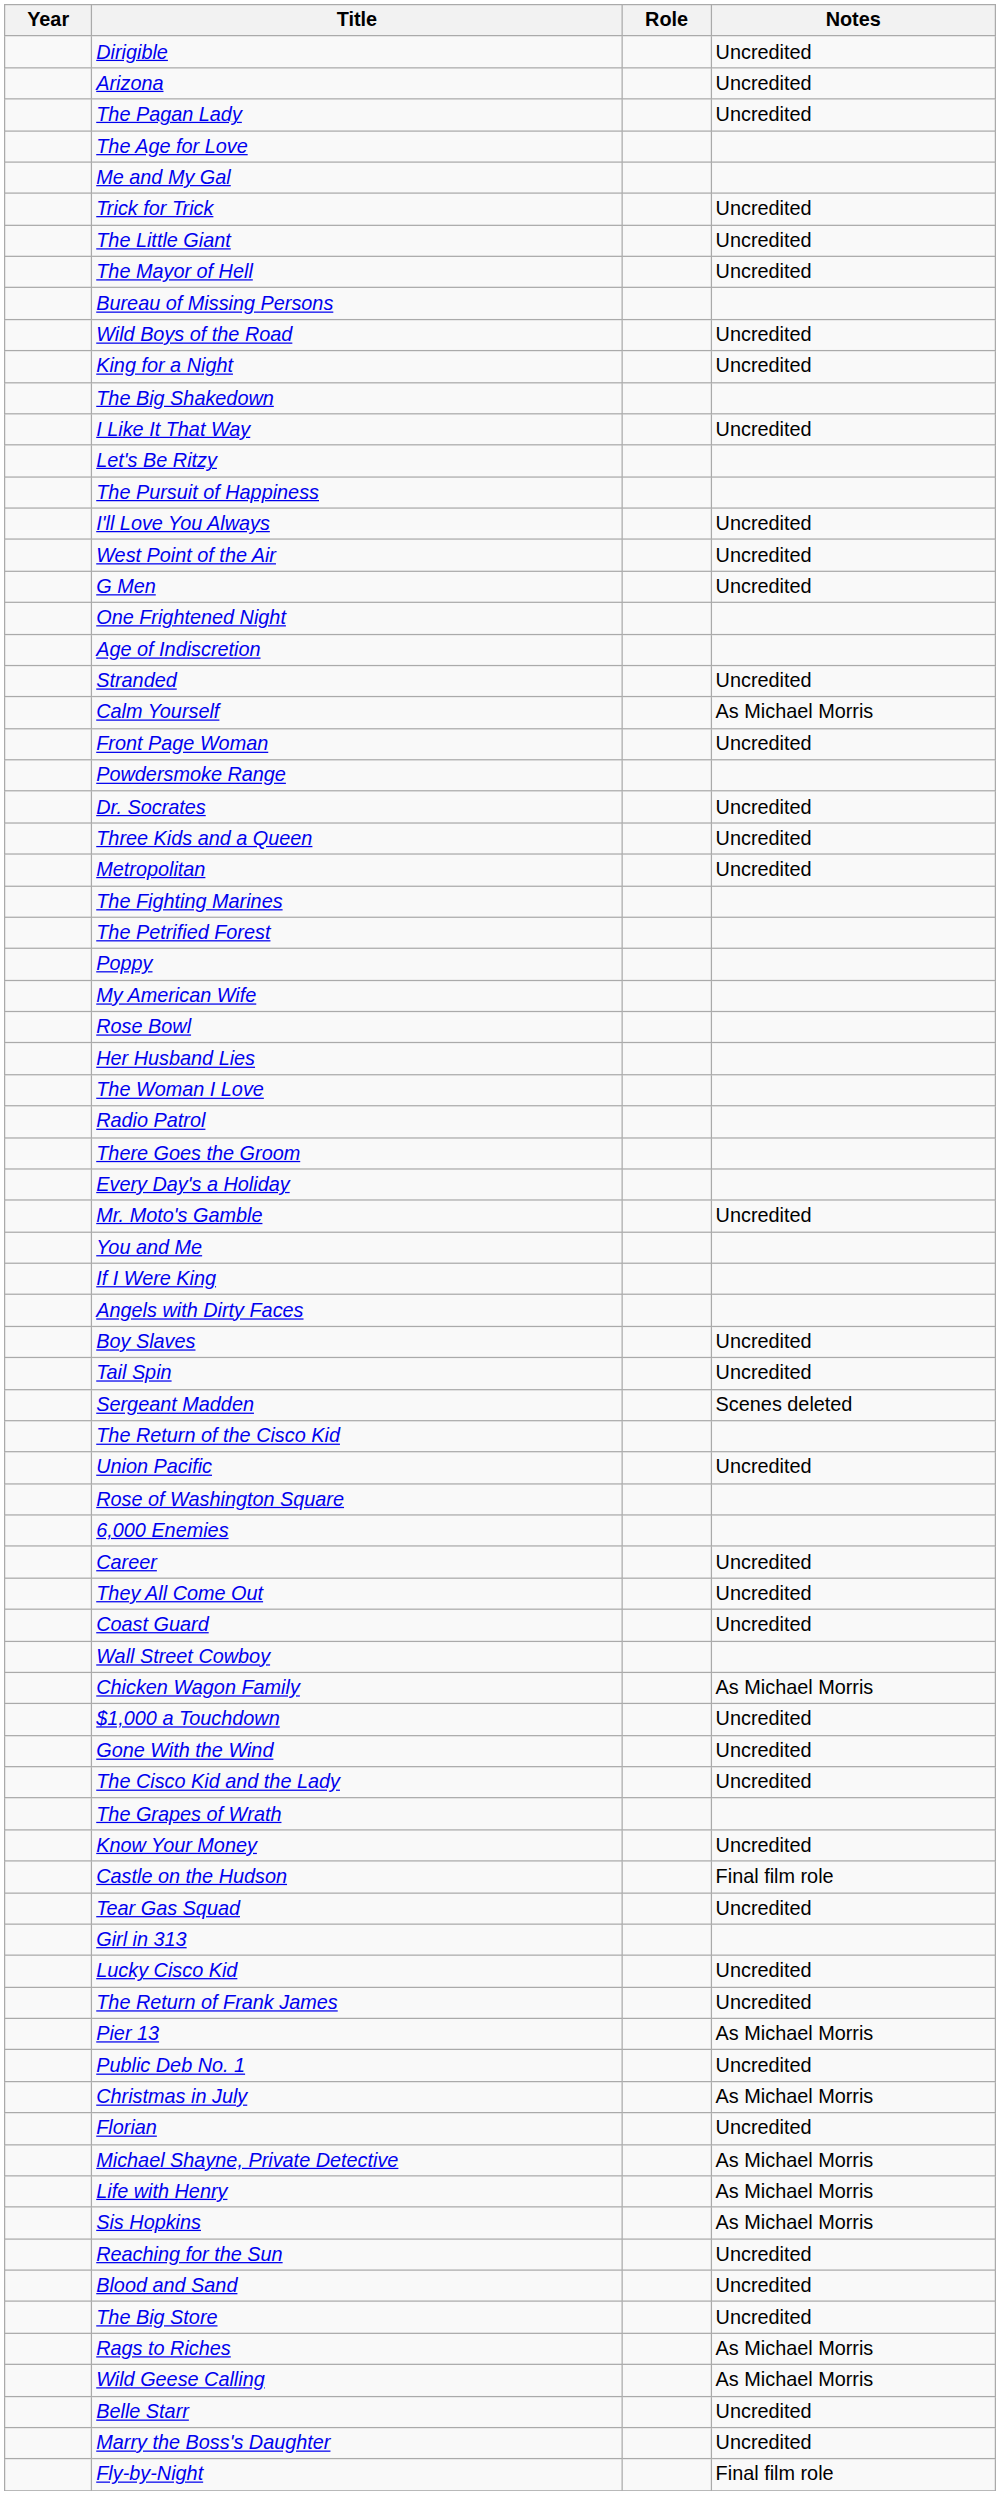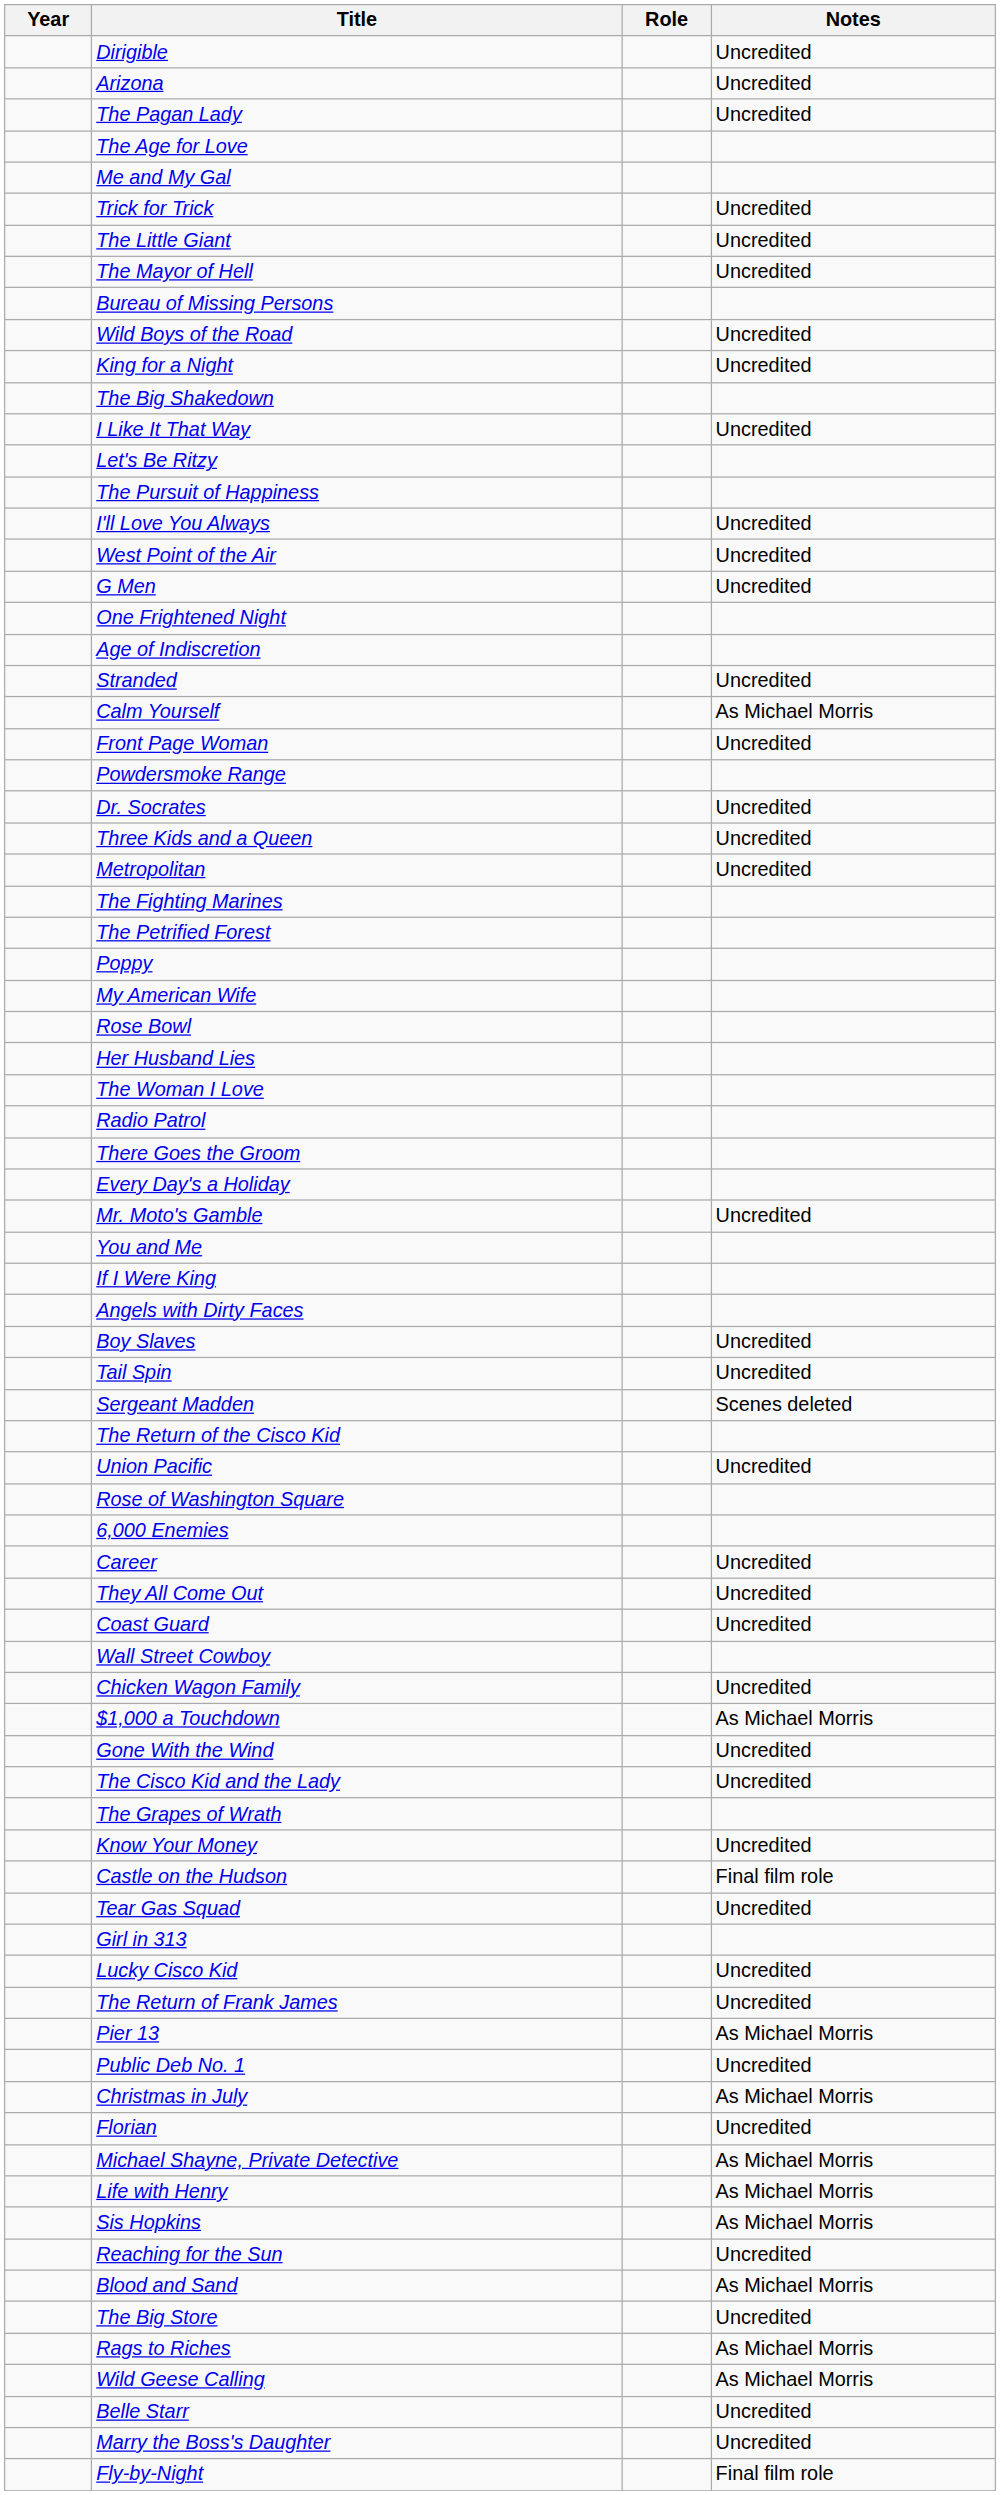(794, 1687) As Michael Morris -> (764, 1687) Uncredited
(764, 1719) Uncredited -> (794, 1719) As Michael Morris
(764, 2285) Uncredited -> (794, 2285) As Michael Morris
